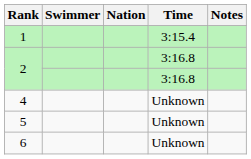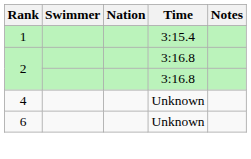- row: (23, 121)
